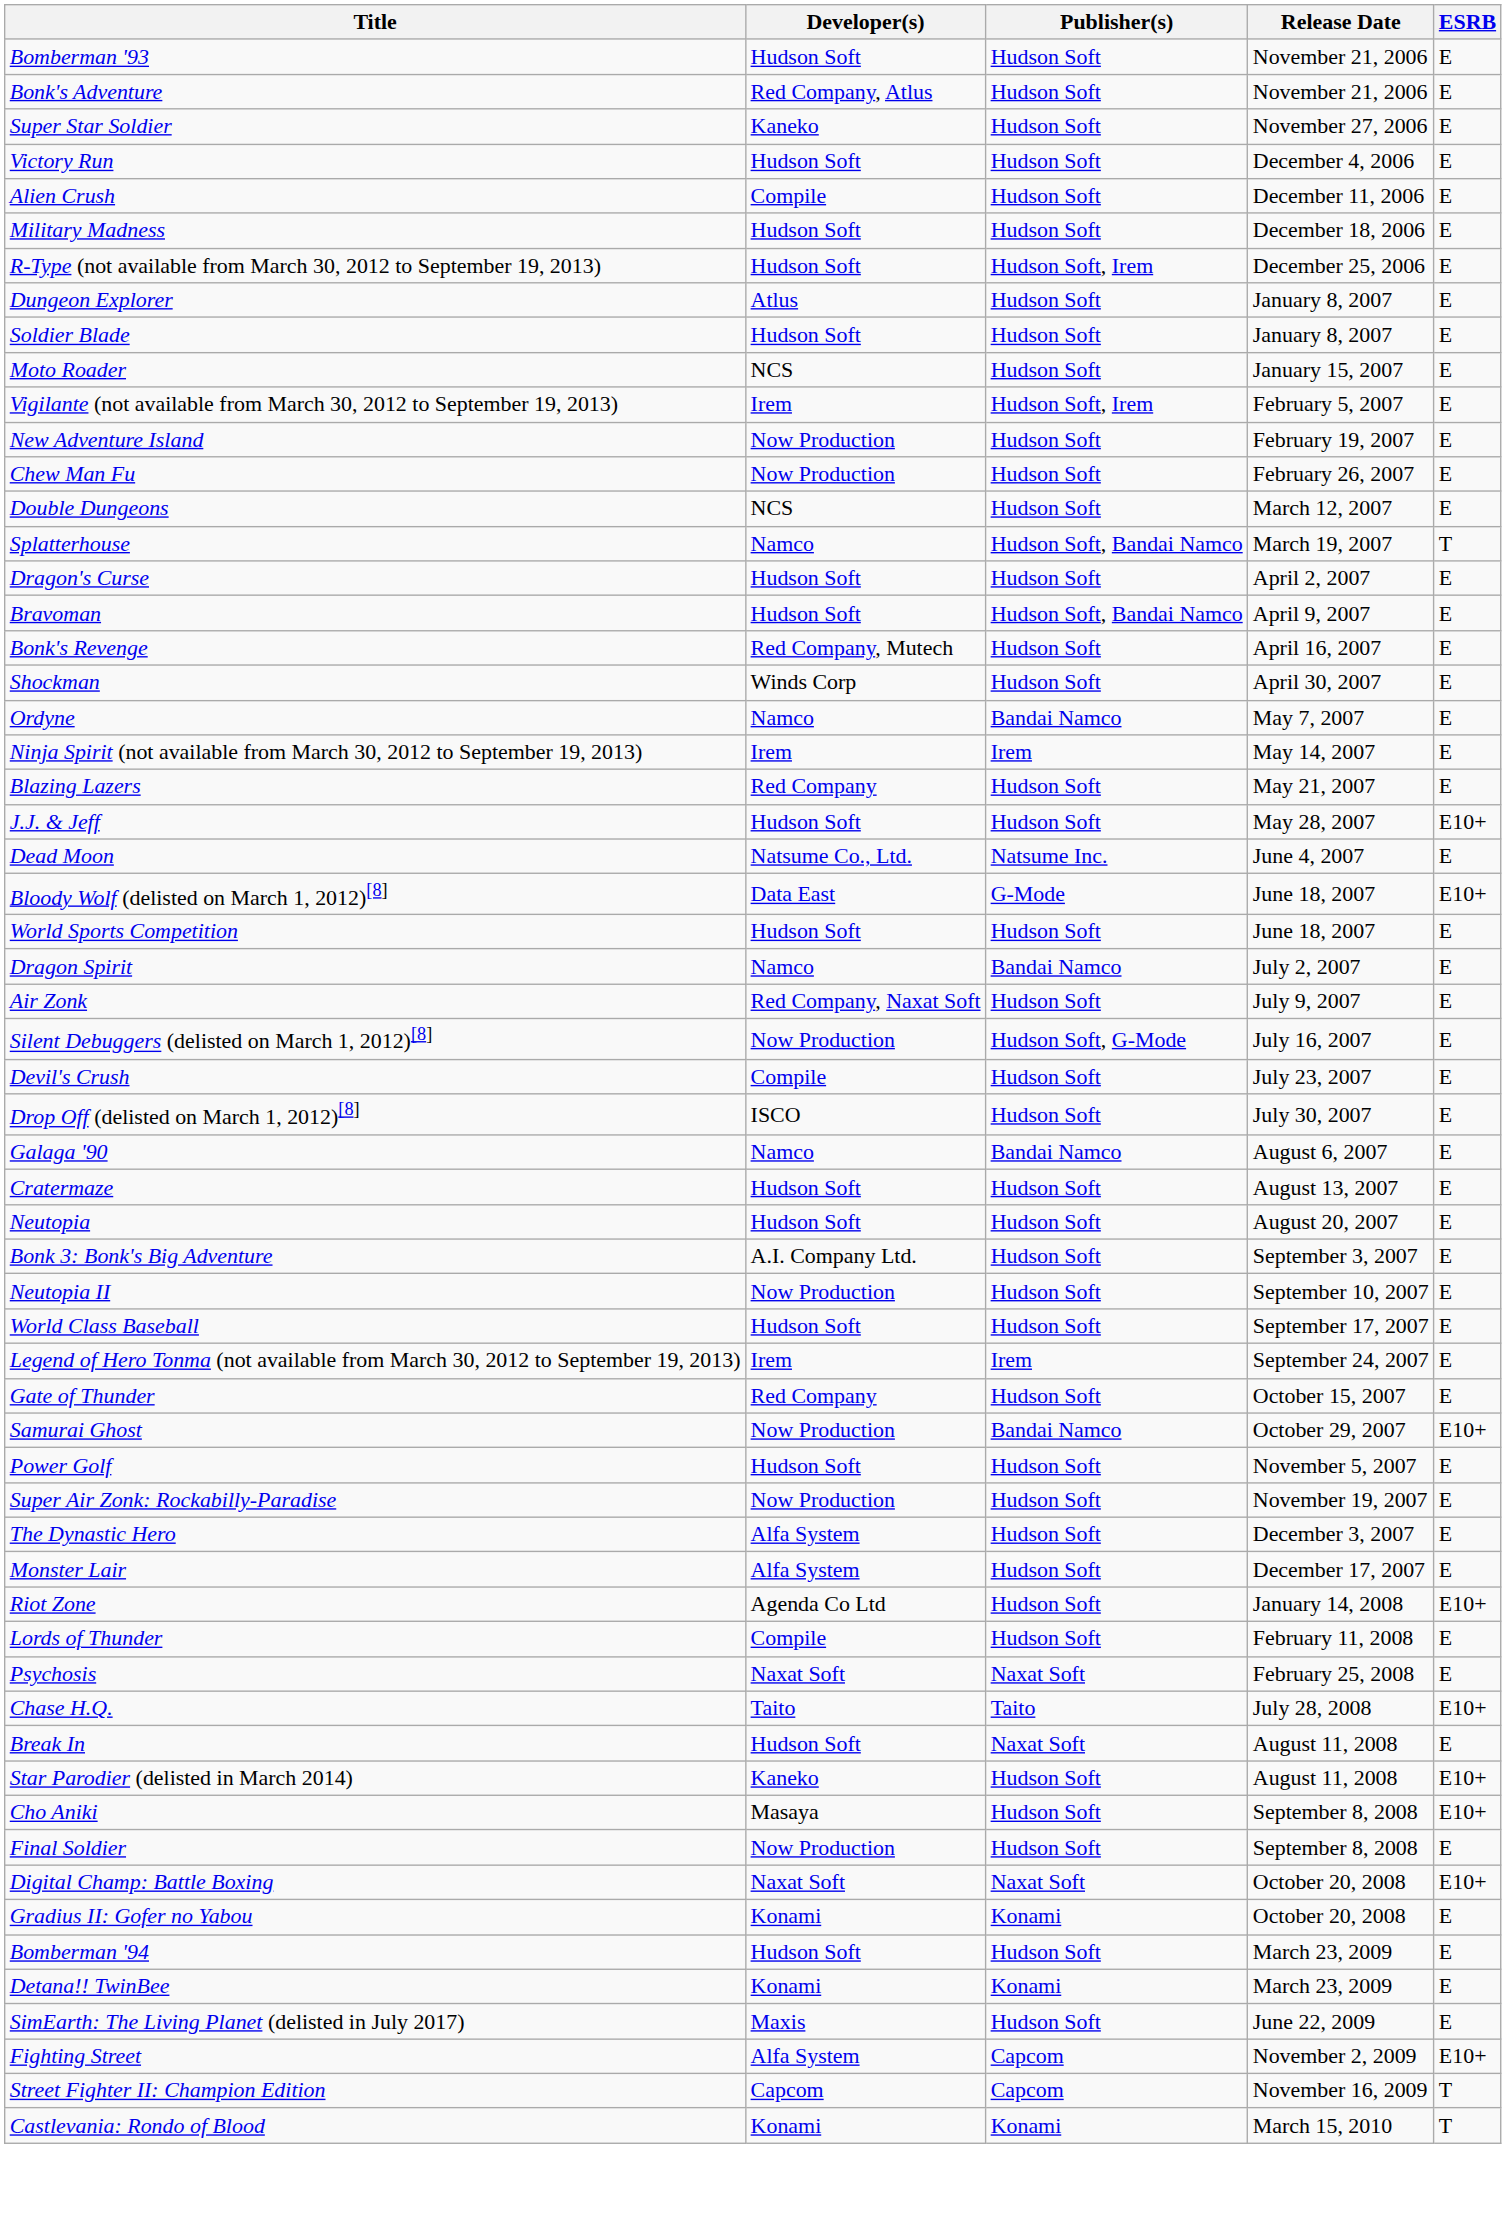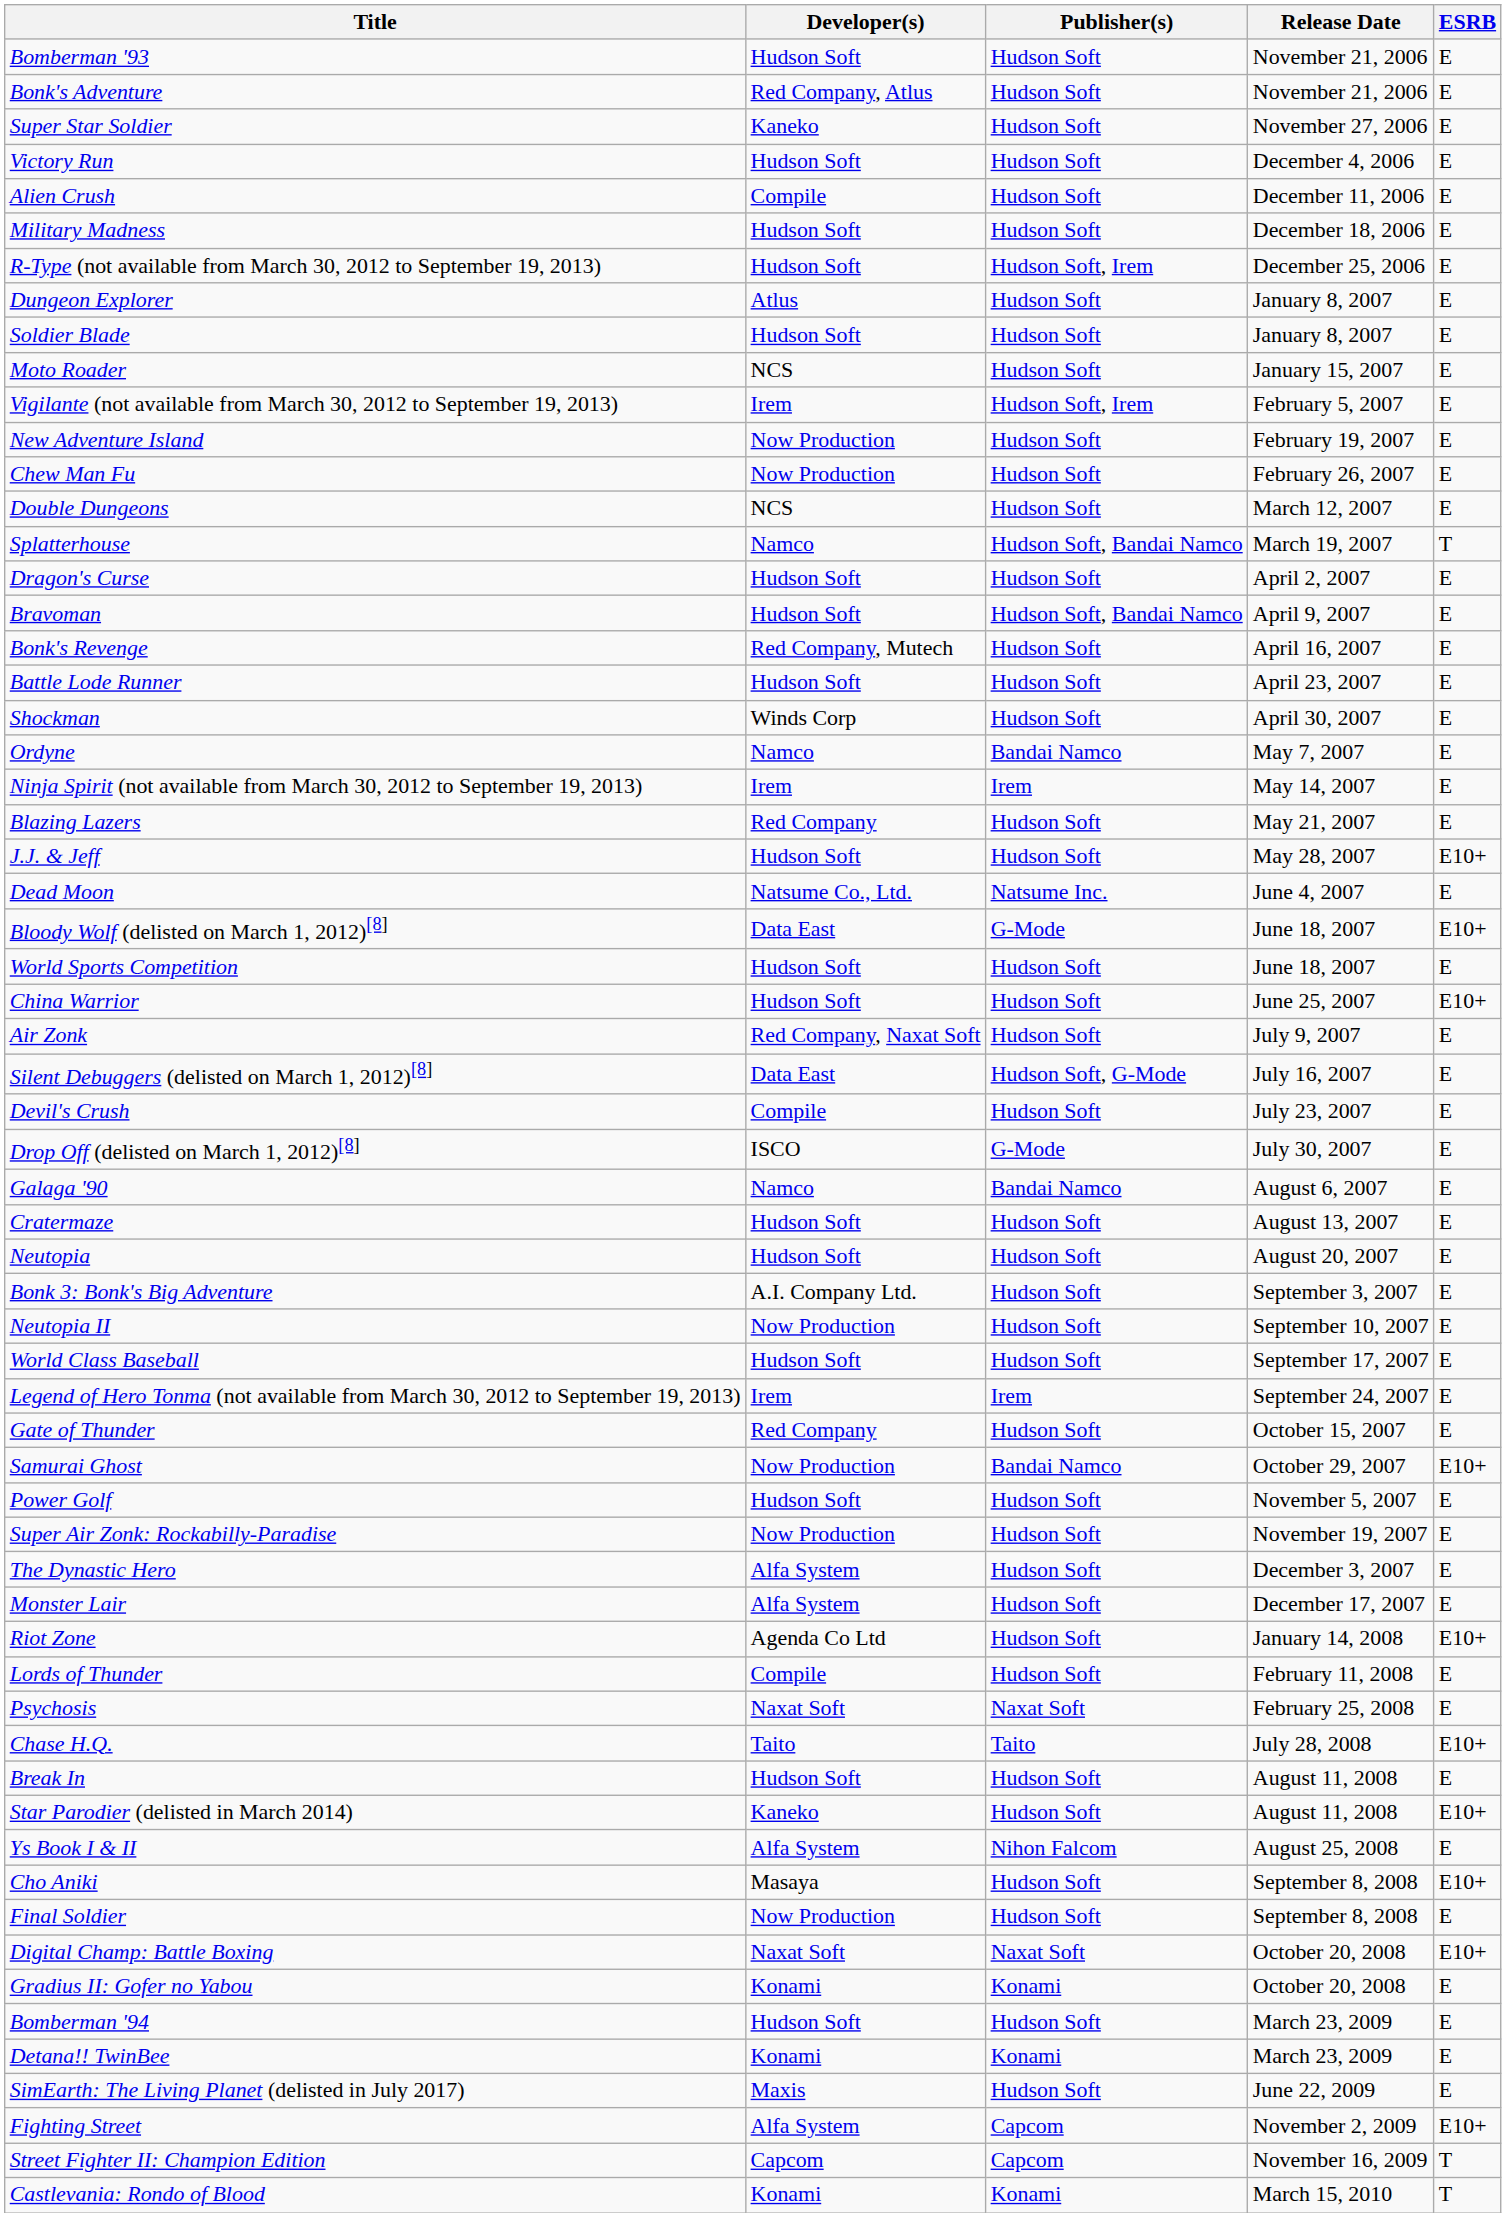+ row: (96, 682)
+ row: (74, 1001)
- row: (71, 966)
(823, 1038) Now Production -> (793, 1073) Data East
(1046, 1114) Hudson Soft -> (1028, 1149) G-Mode
(1038, 1743) Naxat Soft -> (1046, 1777) Hudson Soft
+ row: (73, 1847)
